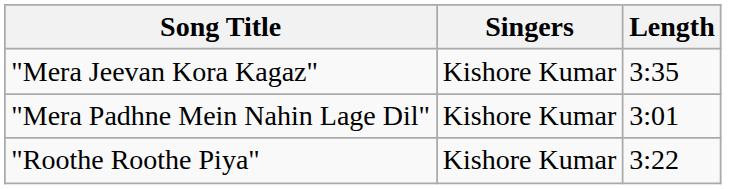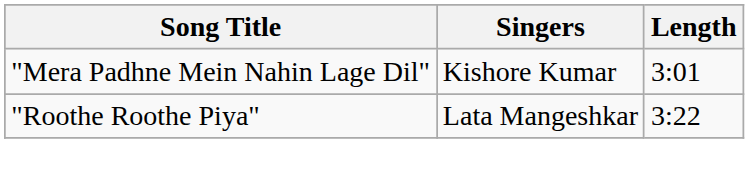- row: (165, 71)
(530, 159) Kishore Kumar -> (540, 115) Lata Mangeshkar
